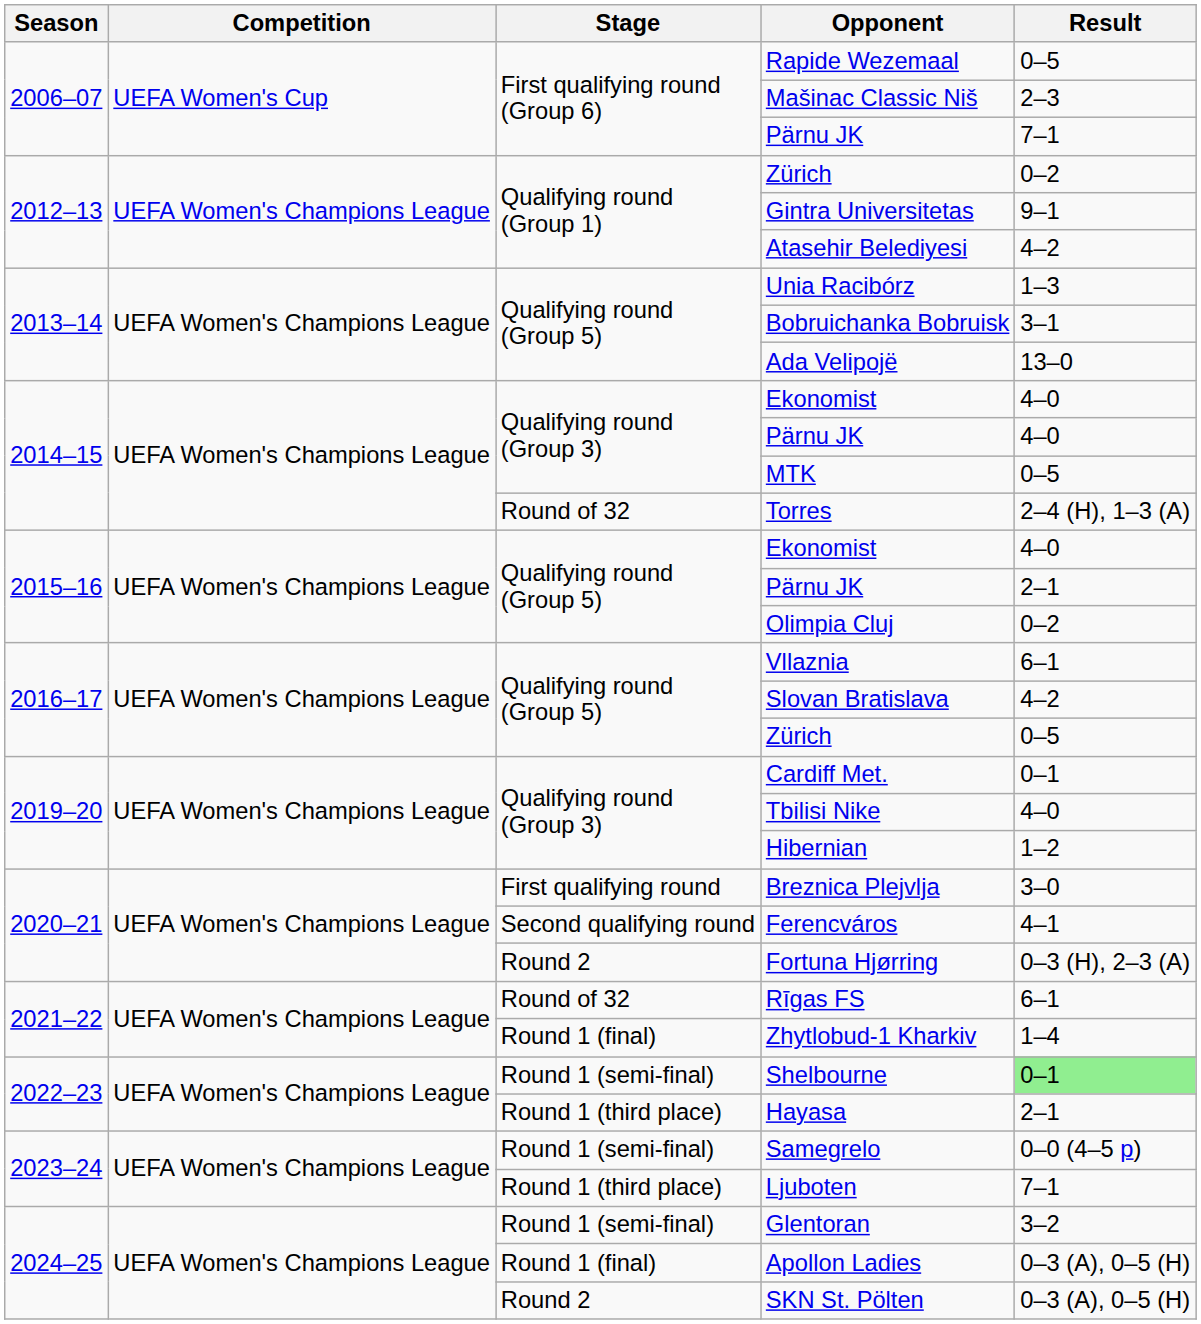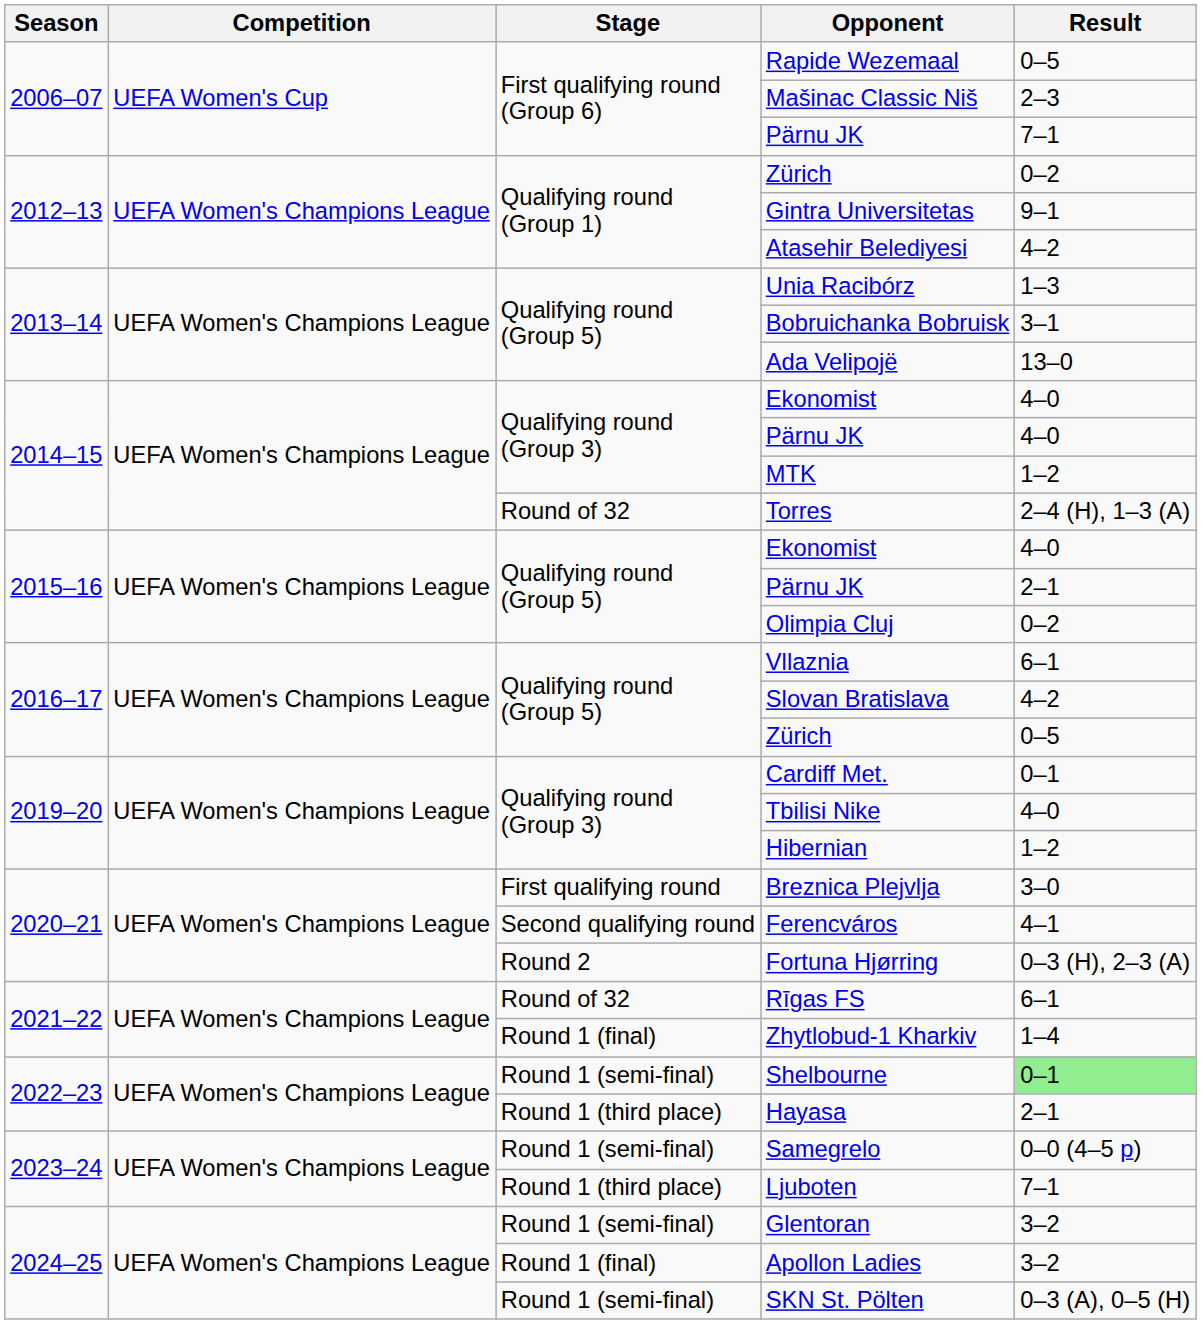(1040, 473) 0–5 -> (1040, 473) 1–2
(1105, 1262) 0–3 (A), 0–5 (H) -> (1040, 1262) 3–2
(546, 1300) Round 2 -> (607, 1300) Round 1 (semi-final)
